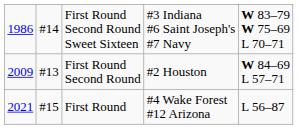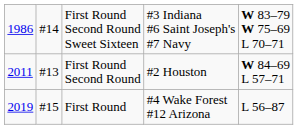(20, 71) 2009 -> (20, 71) 2011
(20, 106) 2021 -> (20, 106) 2019
